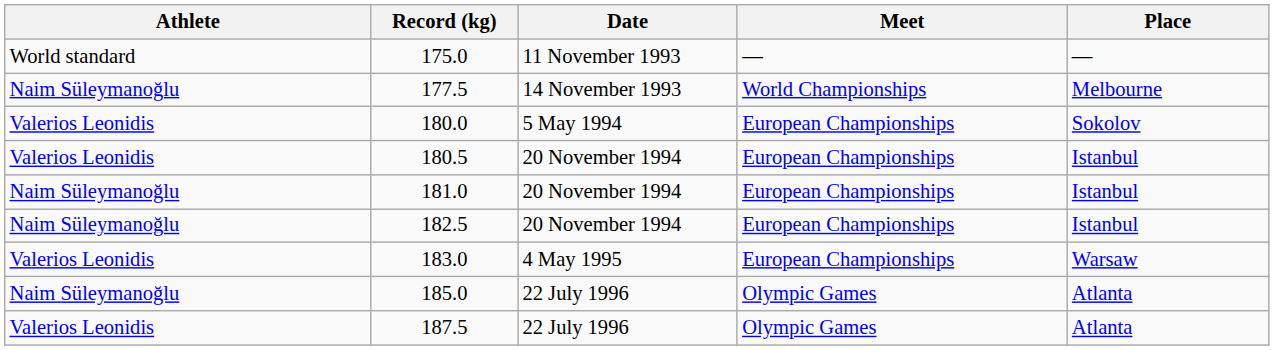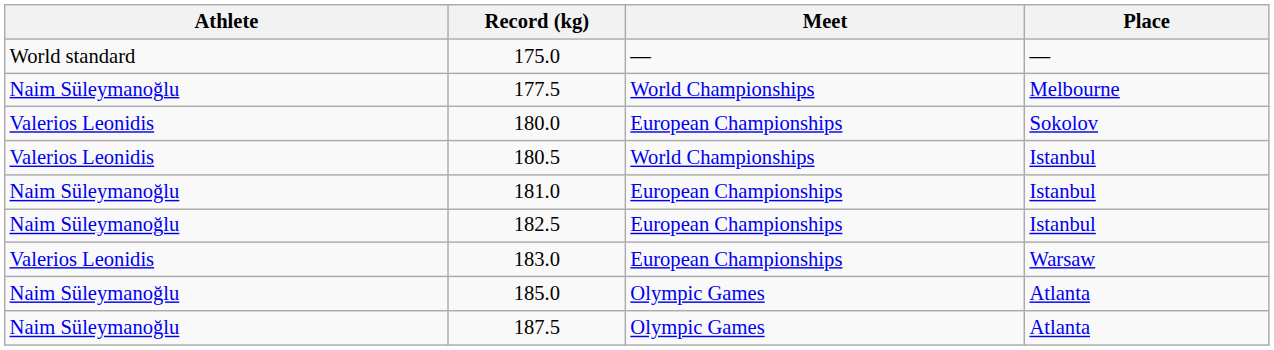- column: (627, 21)
(848, 157) European Championships -> (722, 157) World Championships
(82, 327) Valerios Leonidis -> (94, 327) Naim Süleymanoğlu
